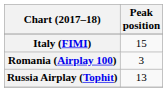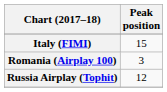(141, 78) 13 -> (141, 78) 12
